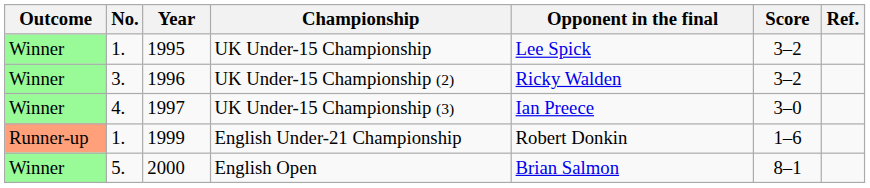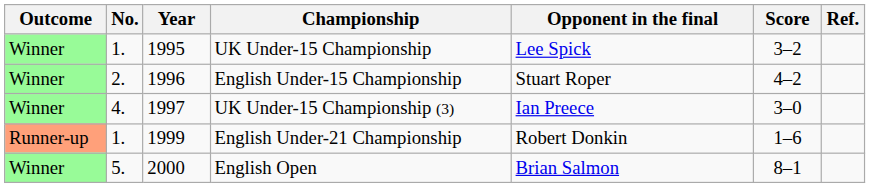+ row: (338, 78)
- row: (334, 78)
